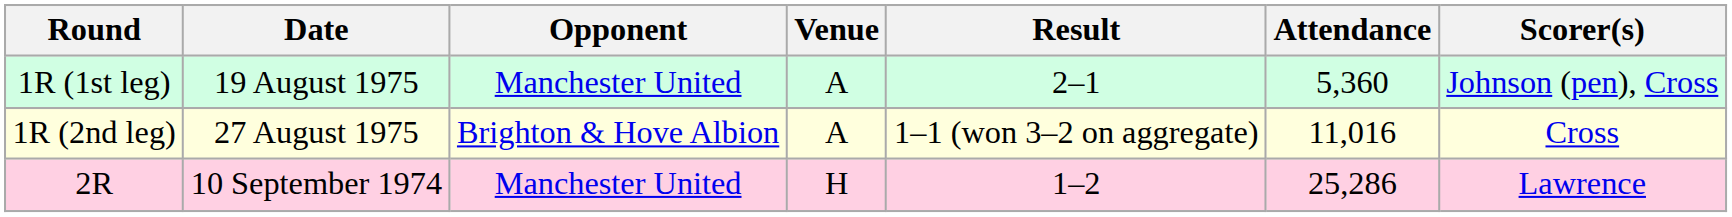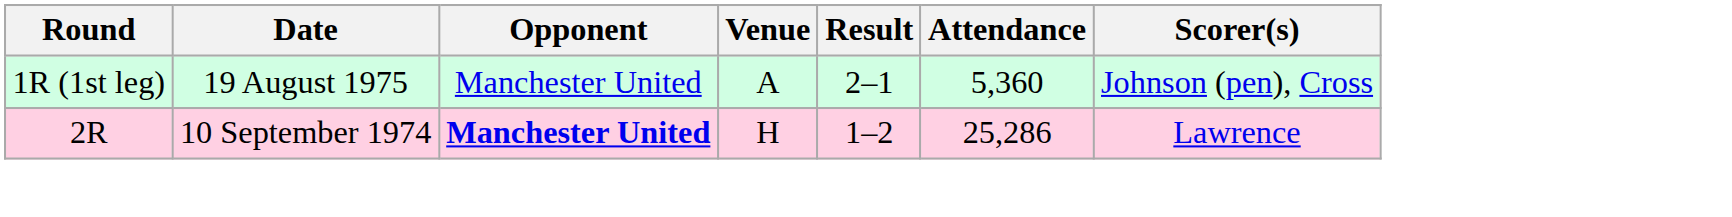- row: (94, 132)
(618, 183) normal -> (578, 132) bold
